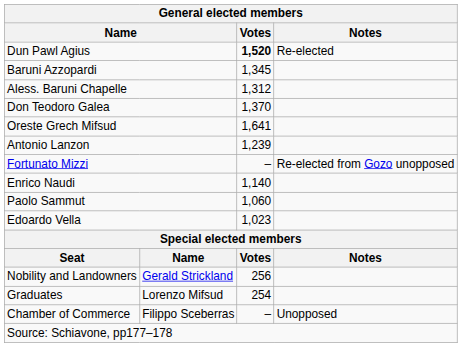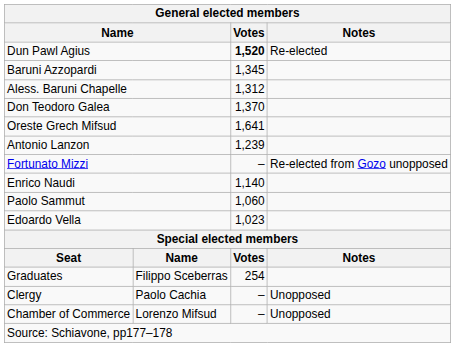- row: (72, 276)
(183, 295) Lorenzo Mifsud -> (182, 276) Filippo Sceberras
+ row: (24, 295)
(188, 314) Filippo Sceberras -> (176, 314) Lorenzo Mifsud
